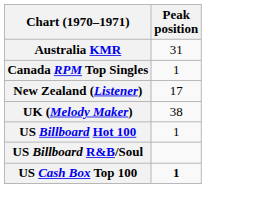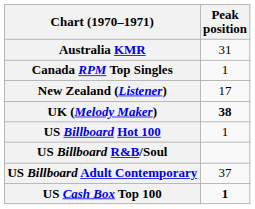(176, 111) normal -> (225, 111) bold
+ row: (102, 173)
